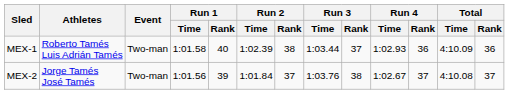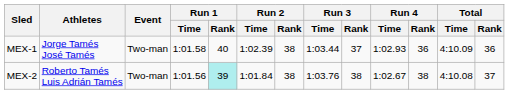(82, 49) Roberto Tamés Luis Adrián Tamés -> (70, 49) Jorge Tamés José Tamés
(70, 76) Jorge Tamés José Tamés -> (82, 76) Roberto Tamés Luis Adrián Tamés
(223, 76) no background -> (223, 76) paleturquoise background
(289, 76) 37 -> (289, 76) 38
(423, 76) 37 -> (423, 76) 38
